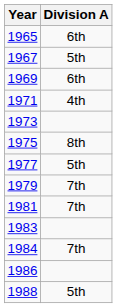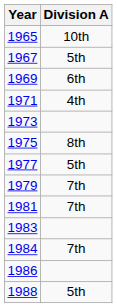(76, 36) 6th -> (76, 36) 10th
